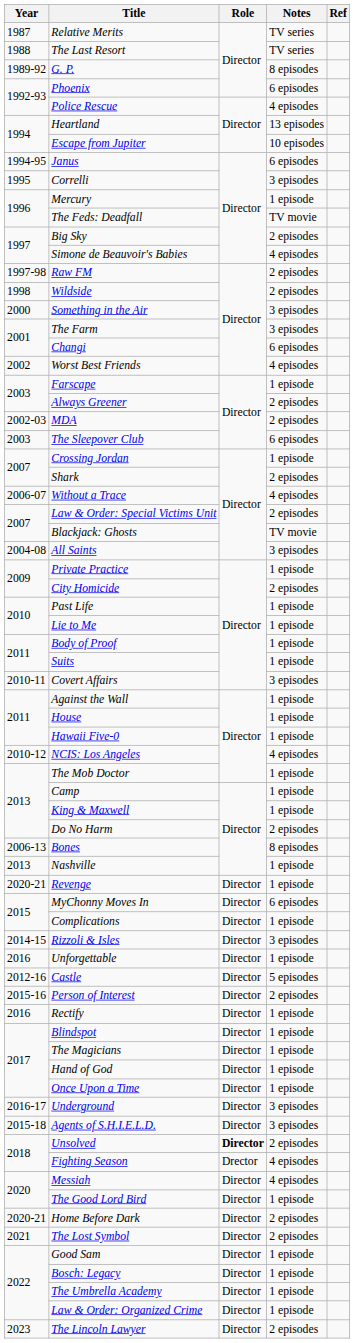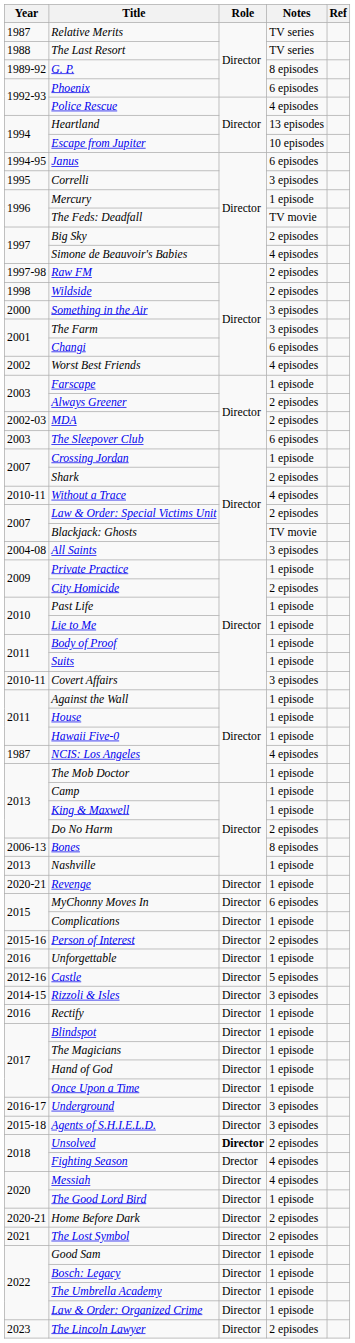(27, 495) 2006-07 -> (26, 495) 2010-11
(27, 754) 2010-12 -> (19, 754) 1987
rows swapped: (85, 939) <-> (93, 995)
